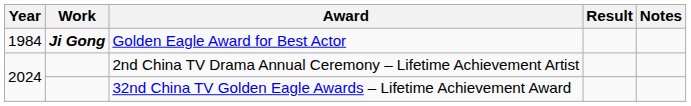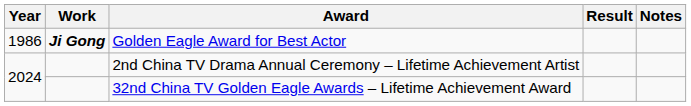(25, 40) 1984 -> (25, 40) 1986
